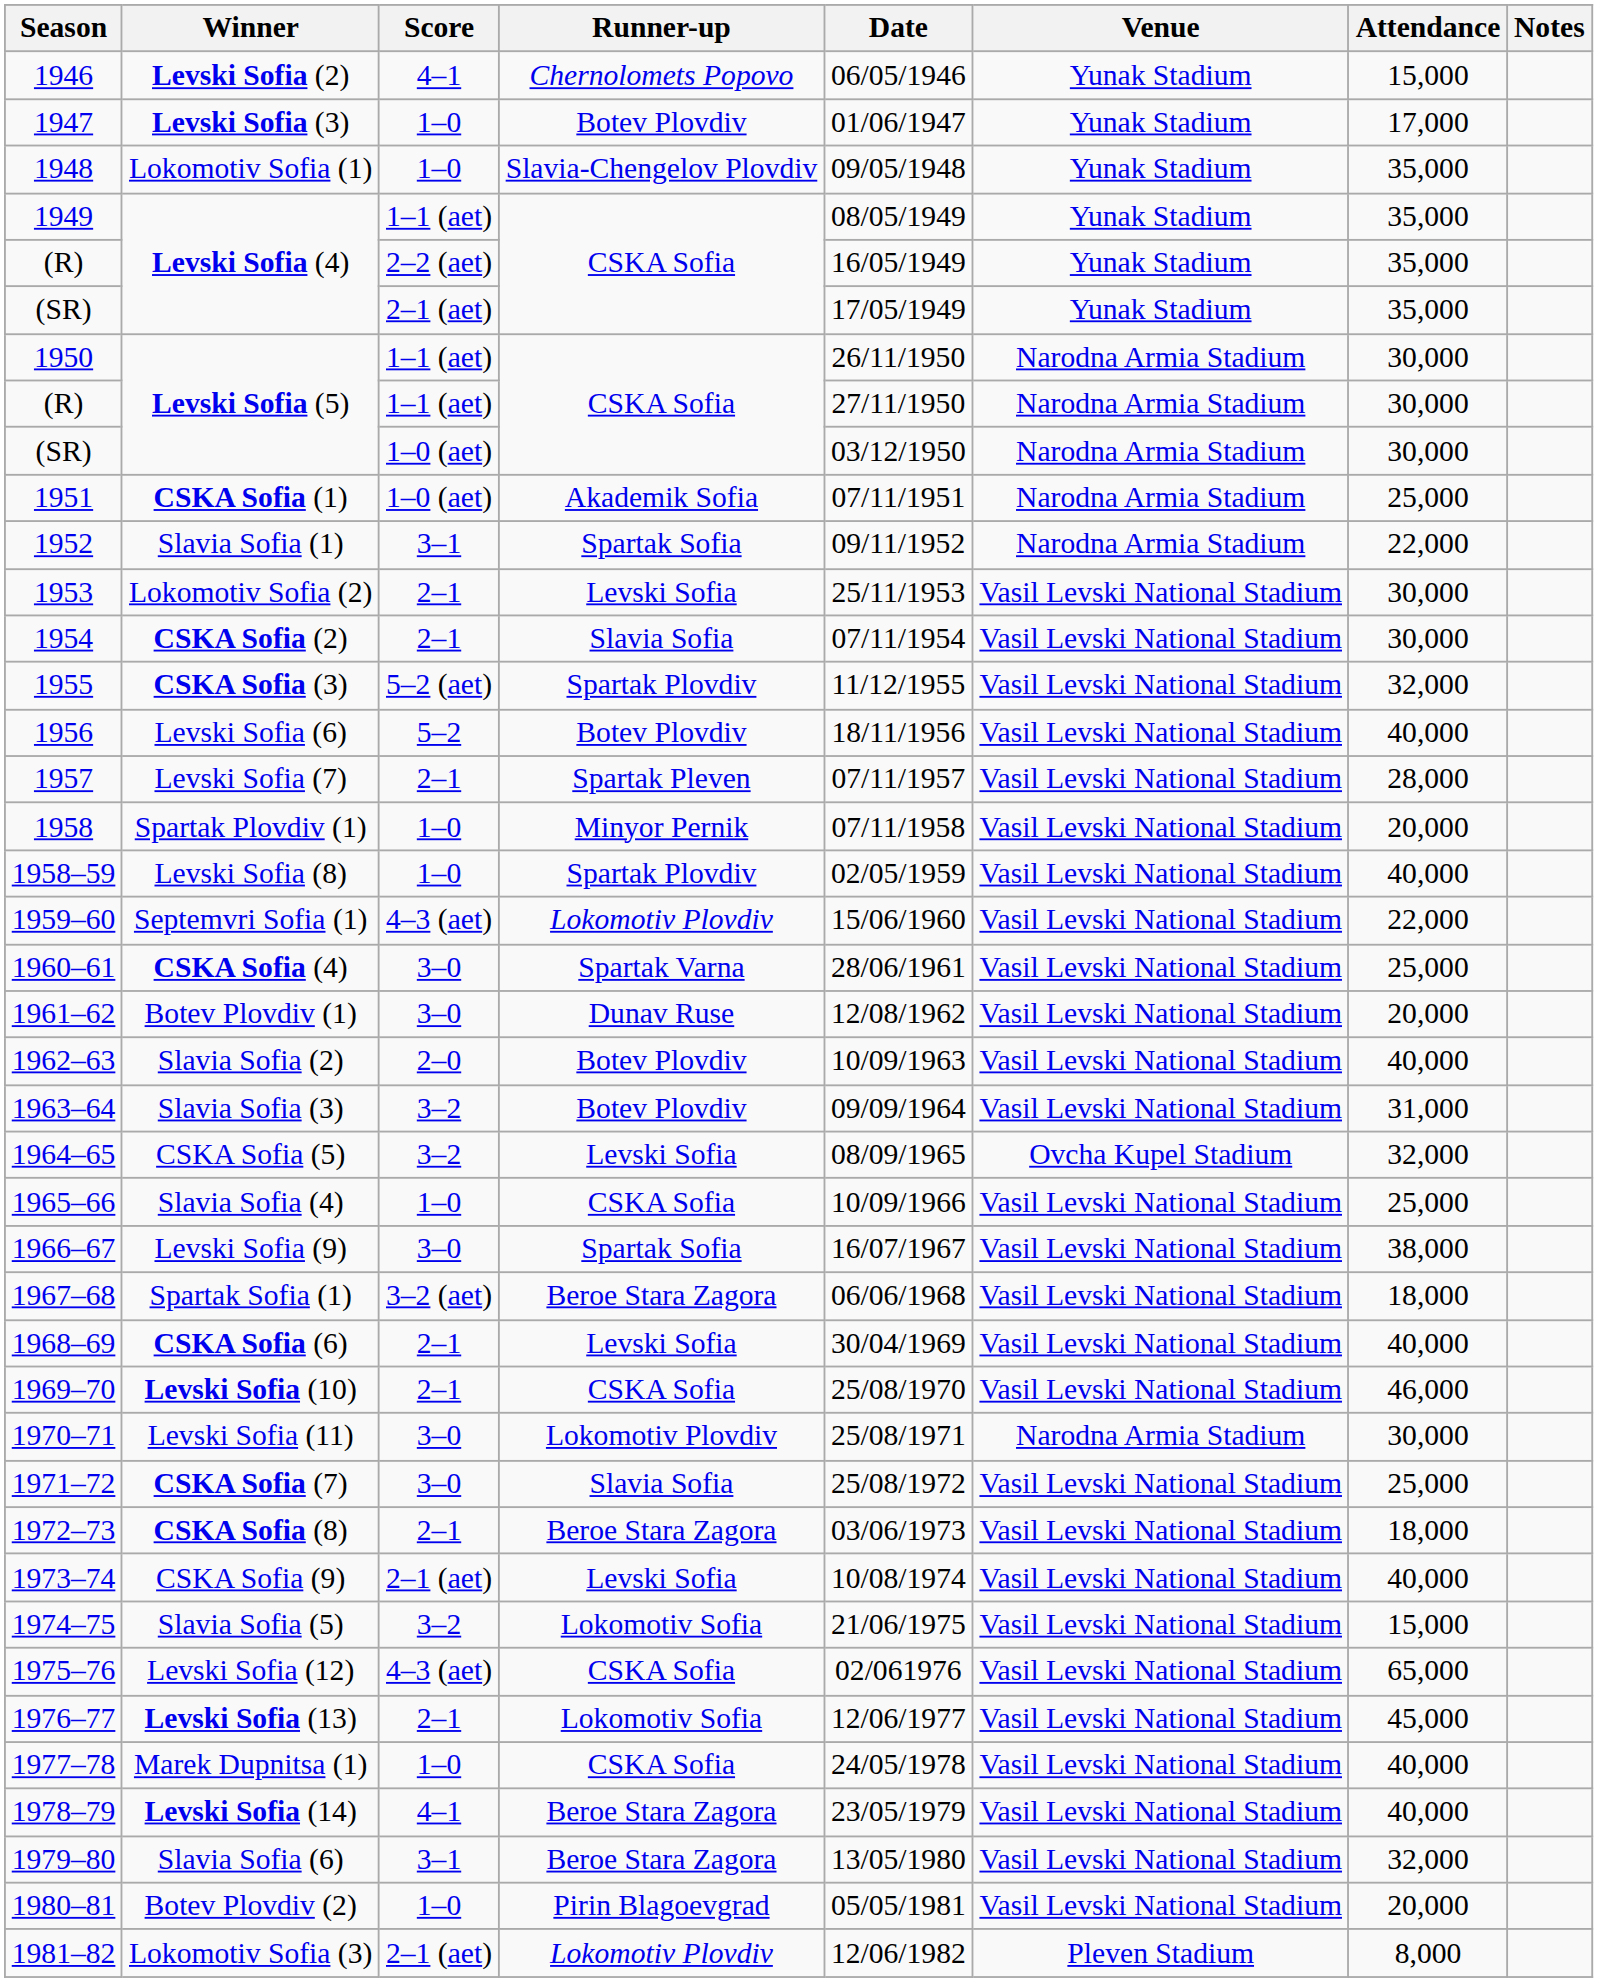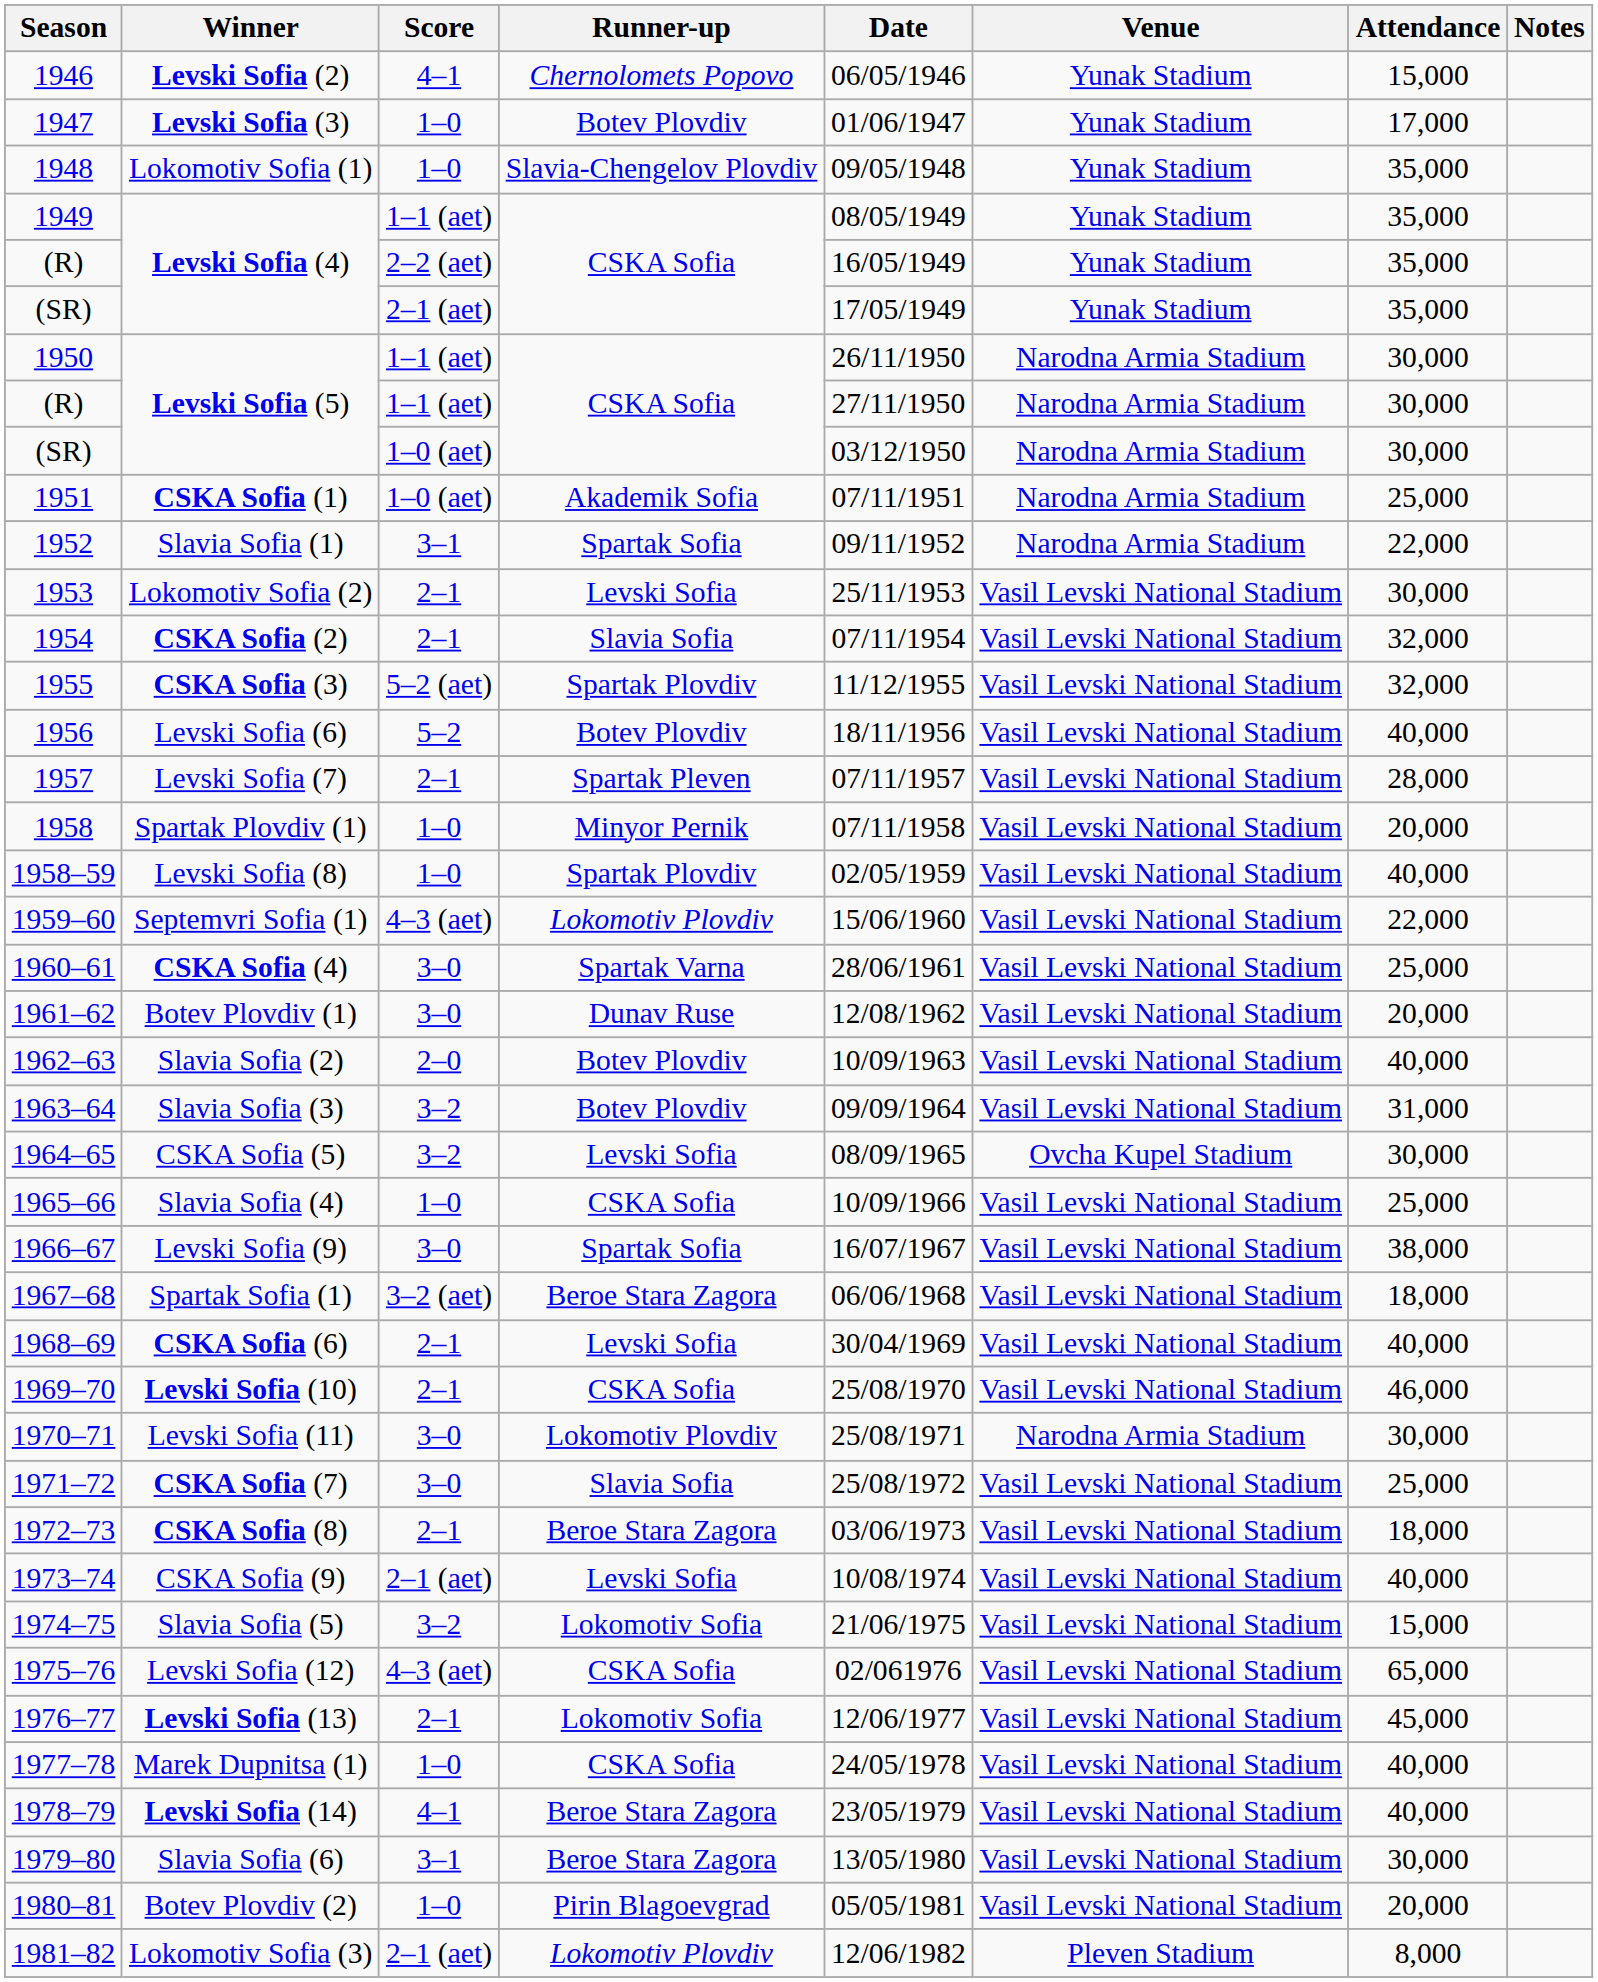(1428, 638) 30,000 -> (1428, 638) 32,000
(1428, 1154) 32,000 -> (1428, 1154) 30,000
(1428, 1858) 32,000 -> (1428, 1858) 30,000
